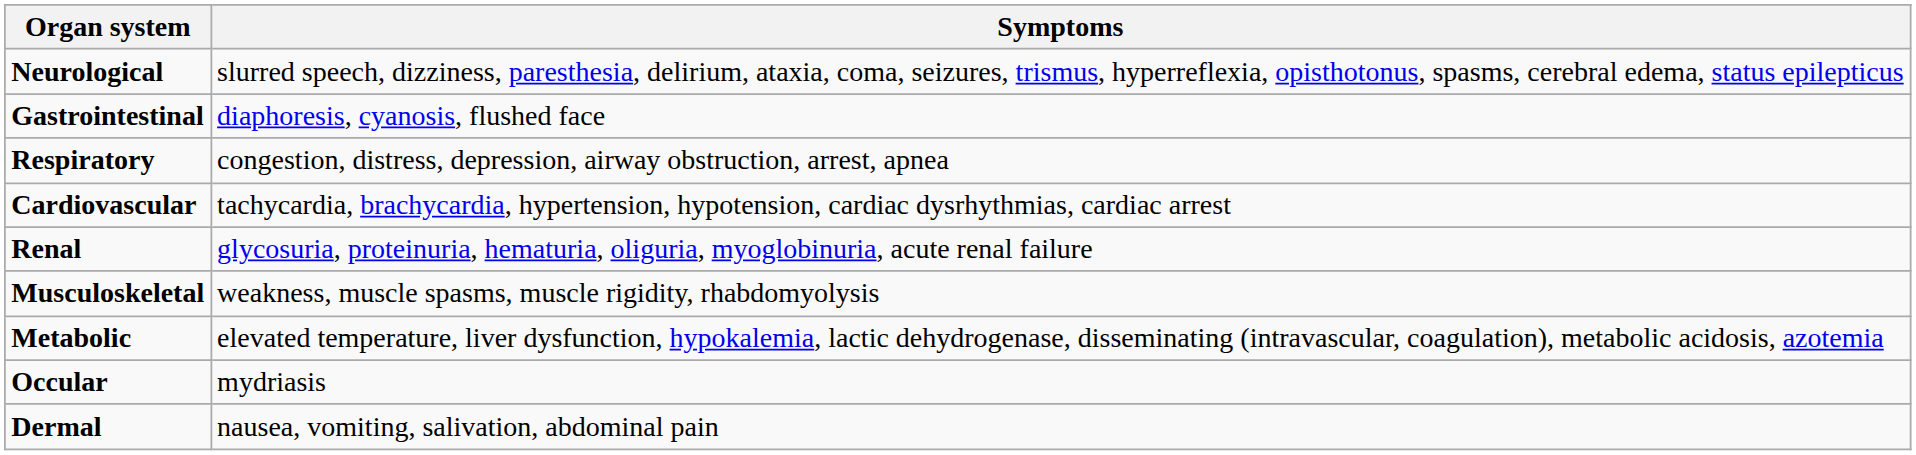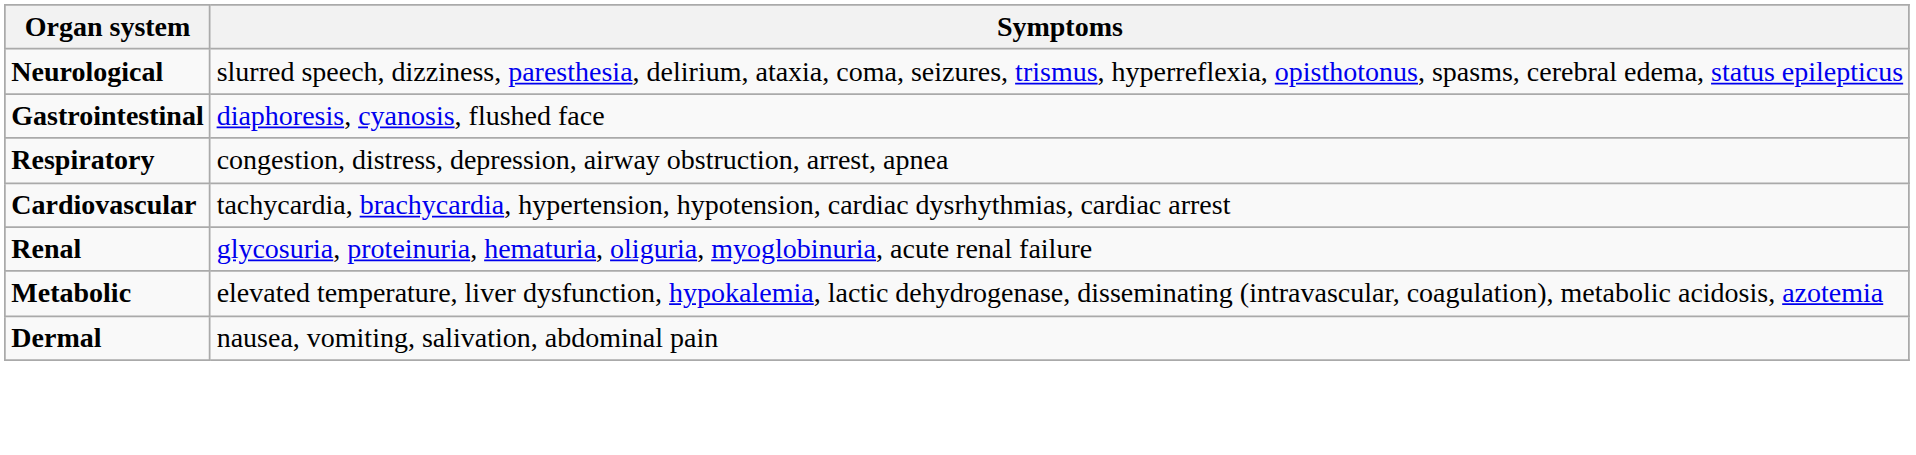- row: (108, 293)
- row: (60, 381)
